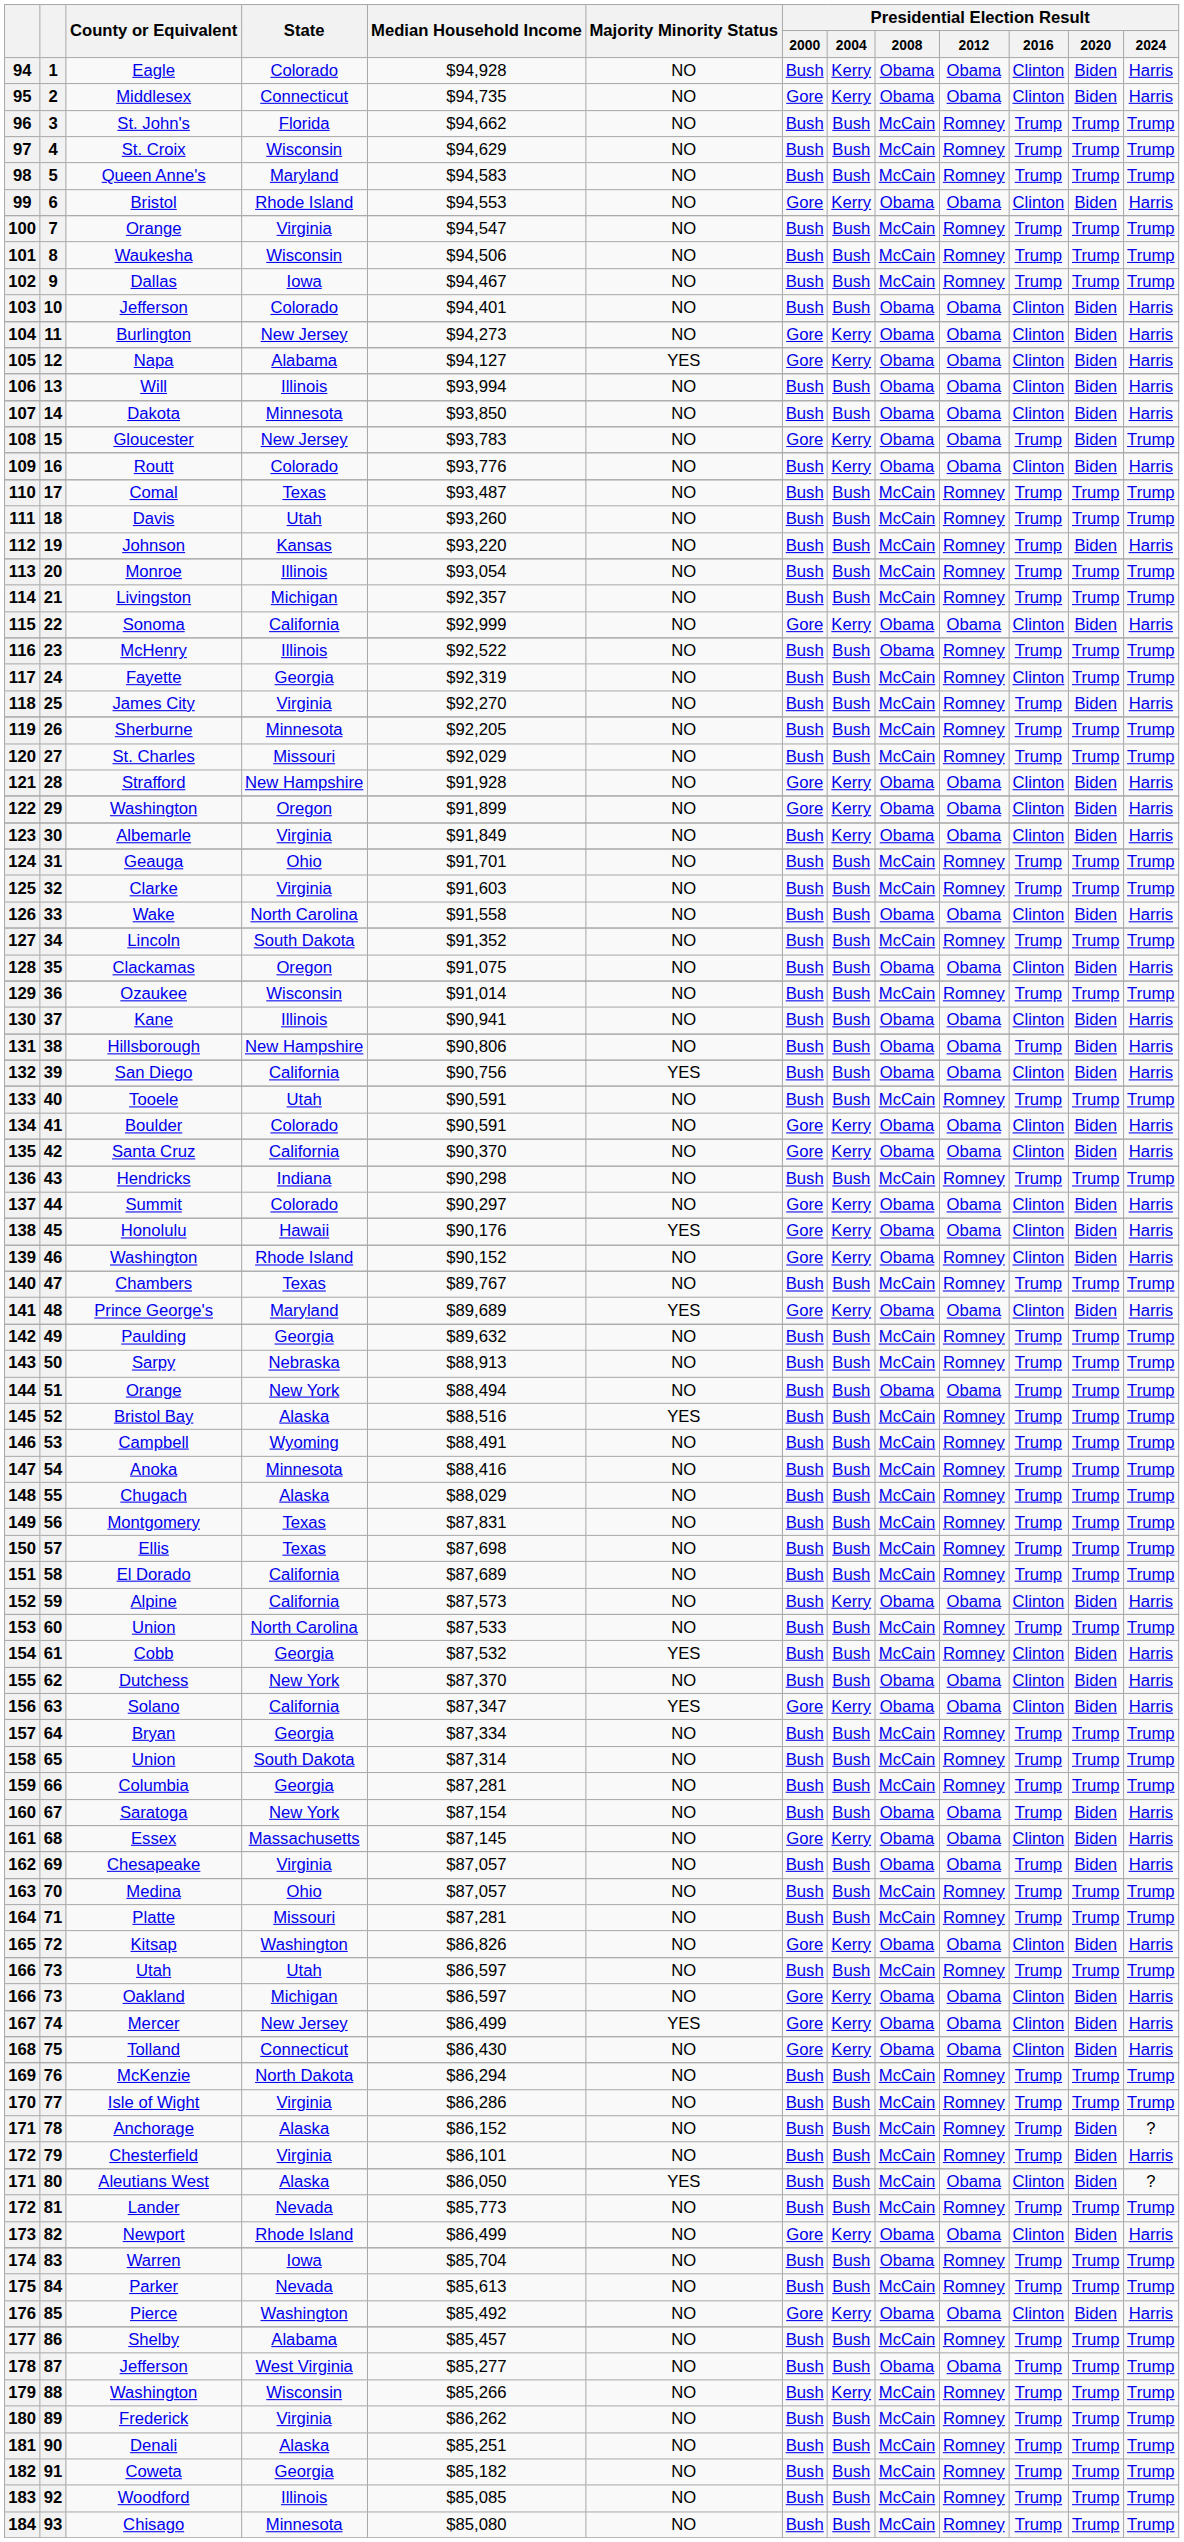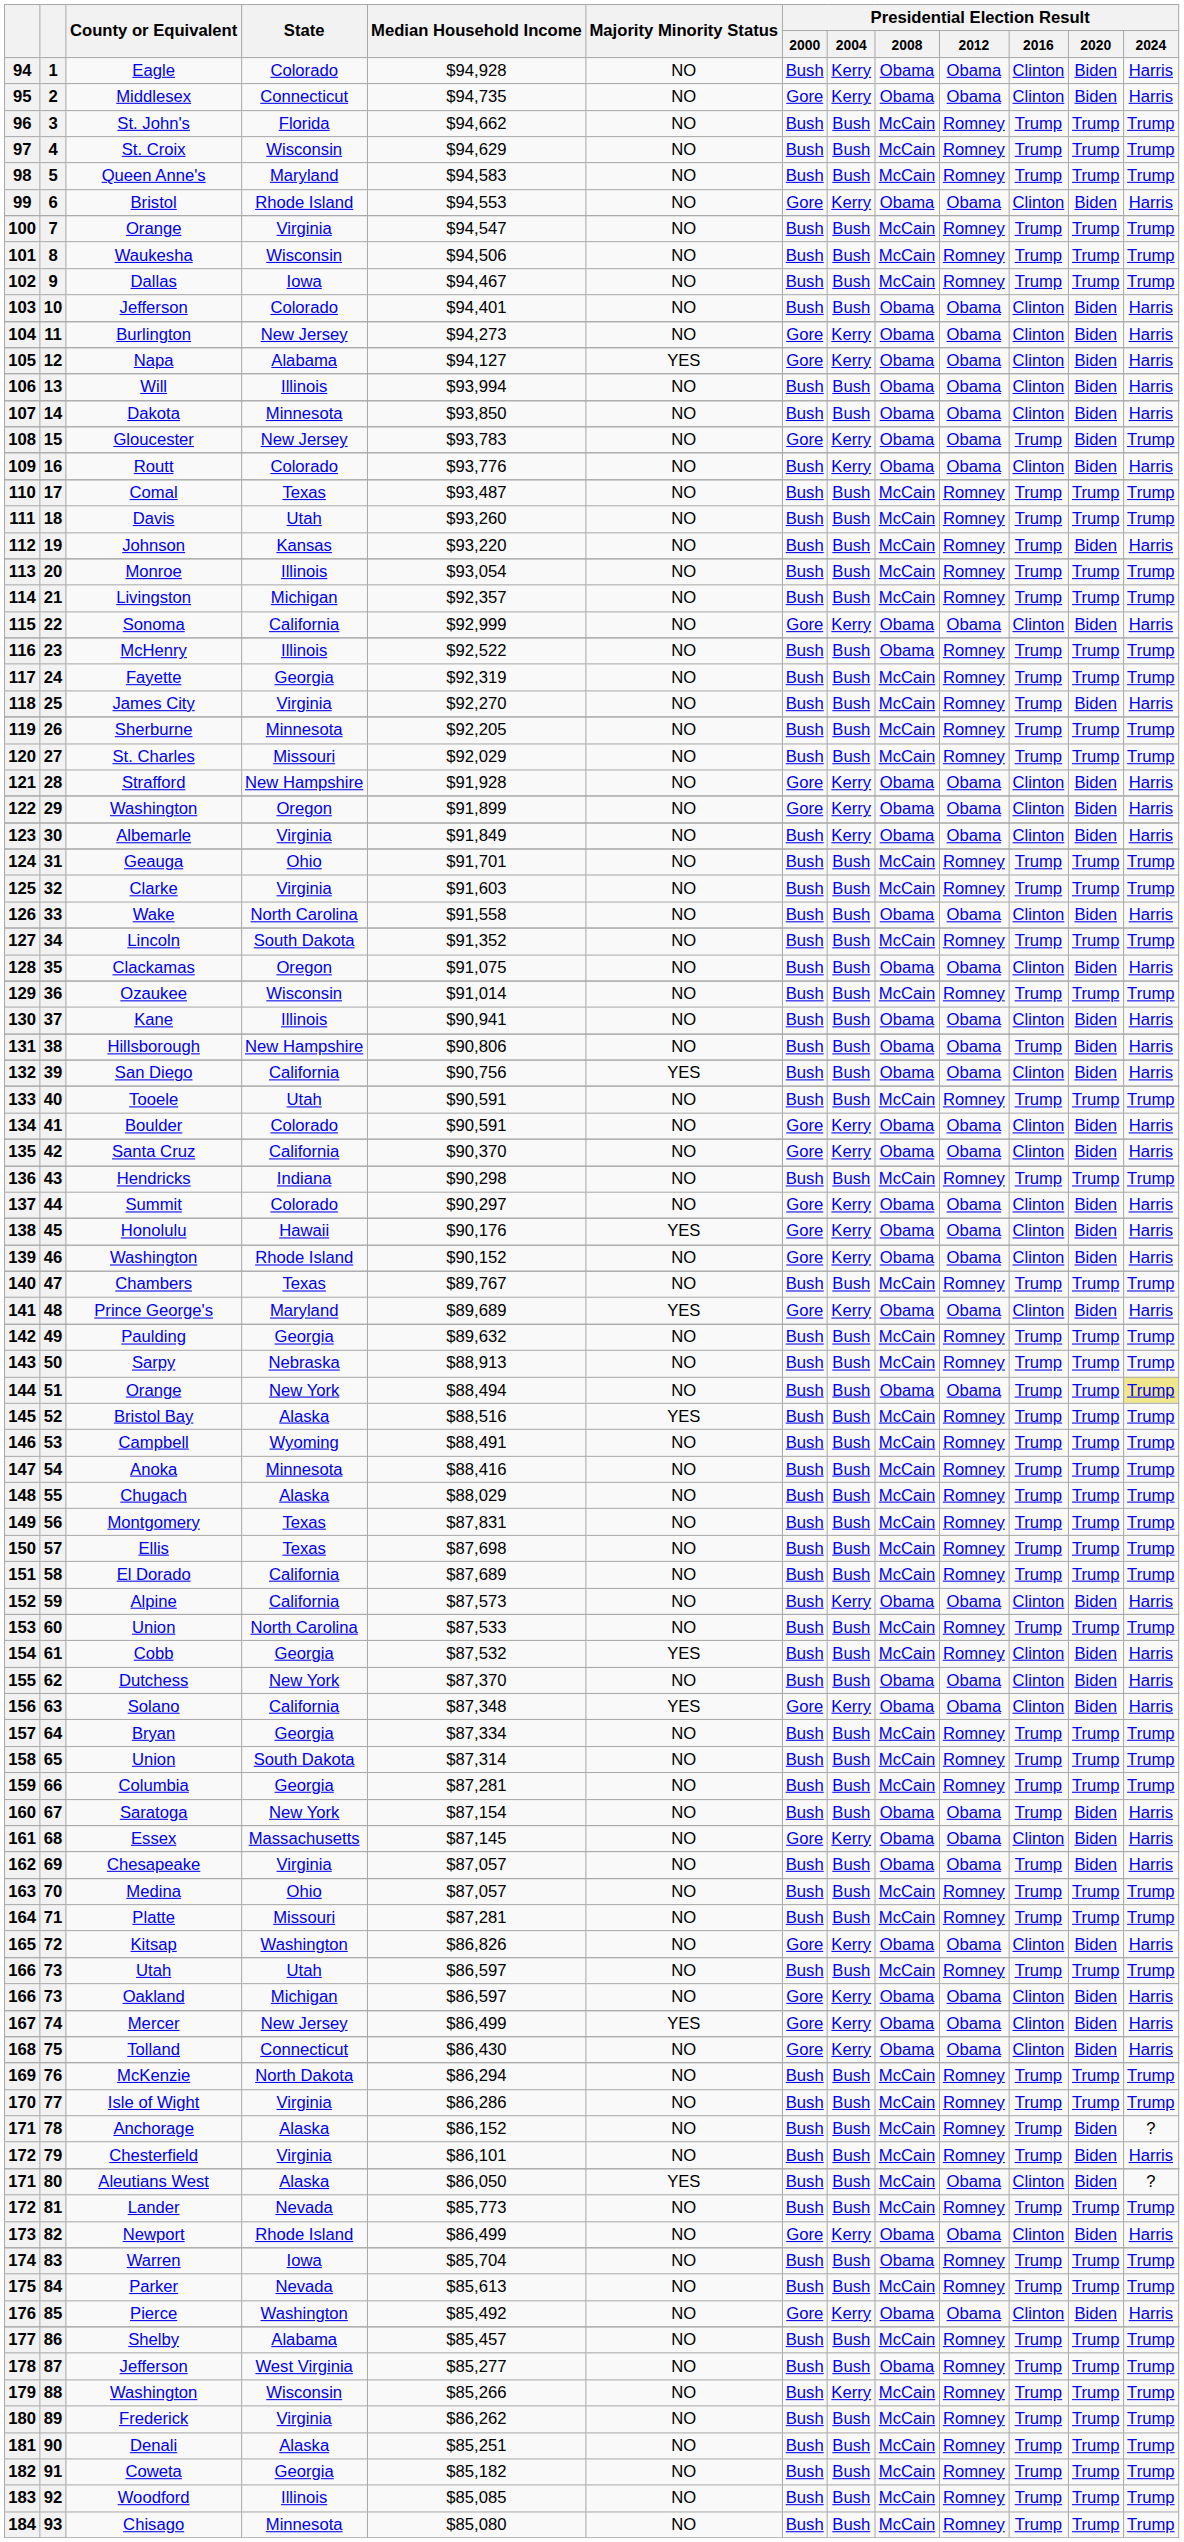(1038, 677) Clinton -> (1038, 677) Trump
(974, 1258) Romney -> (974, 1258) Obama
(1151, 1389) no background -> (1151, 1389) khaki background
(476, 1706) $87,347 -> (476, 1706) $87,348
(974, 2366) Obama -> (974, 2366) Romney
